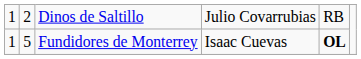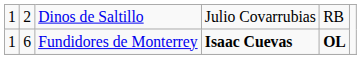(27, 41) 5 -> (27, 41) 6
(246, 41) normal -> (249, 41) bold
